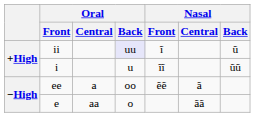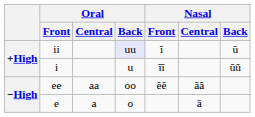(94, 85) a -> (94, 85) aa
(199, 85) ã -> (199, 85) ãã
(94, 103) aa -> (94, 103) a
(199, 103) ãã -> (199, 103) ã
